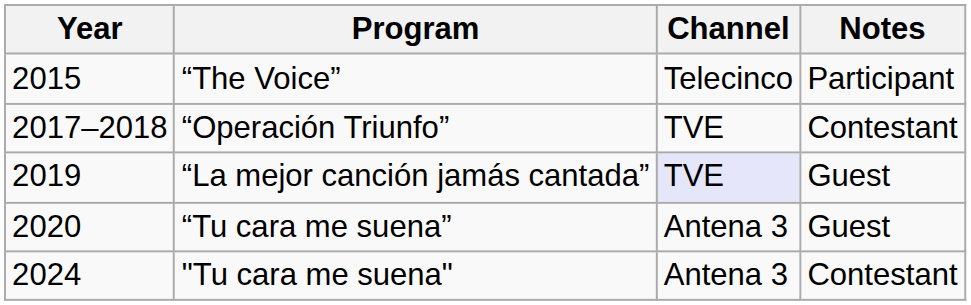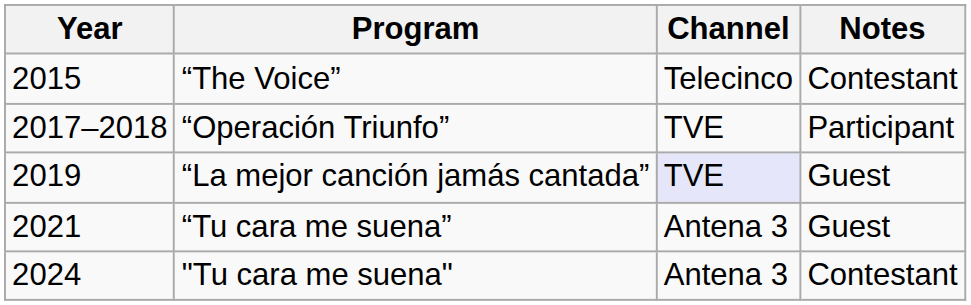(881, 78) Participant -> (882, 78) Contestant
(882, 127) Contestant -> (881, 127) Participant
(47, 226) 2020 -> (47, 226) 2021
